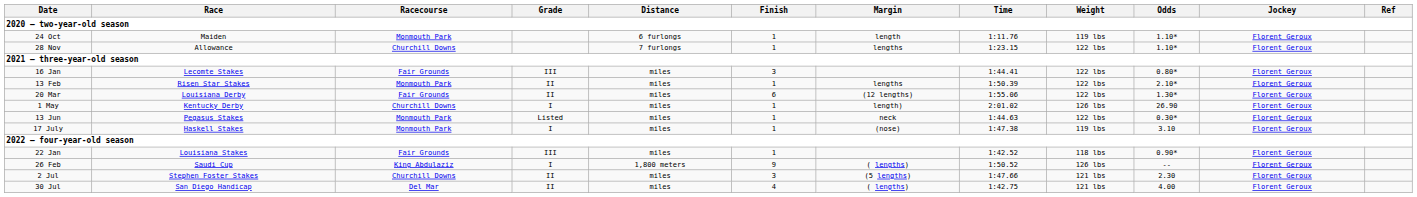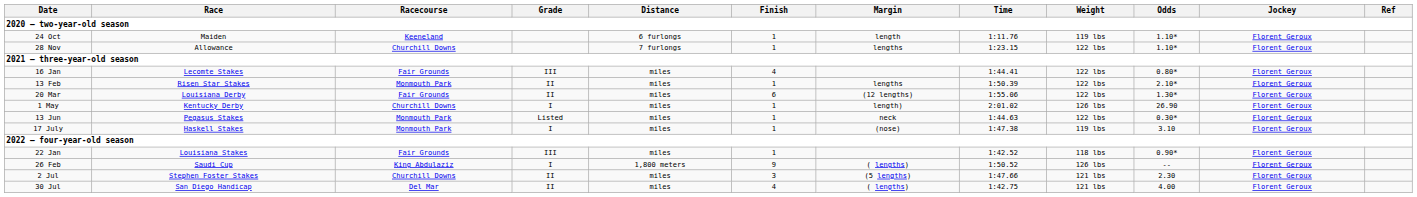(424, 36) Monmouth Park -> (424, 36) Keeneland
(774, 72) 3 -> (774, 72) 4
